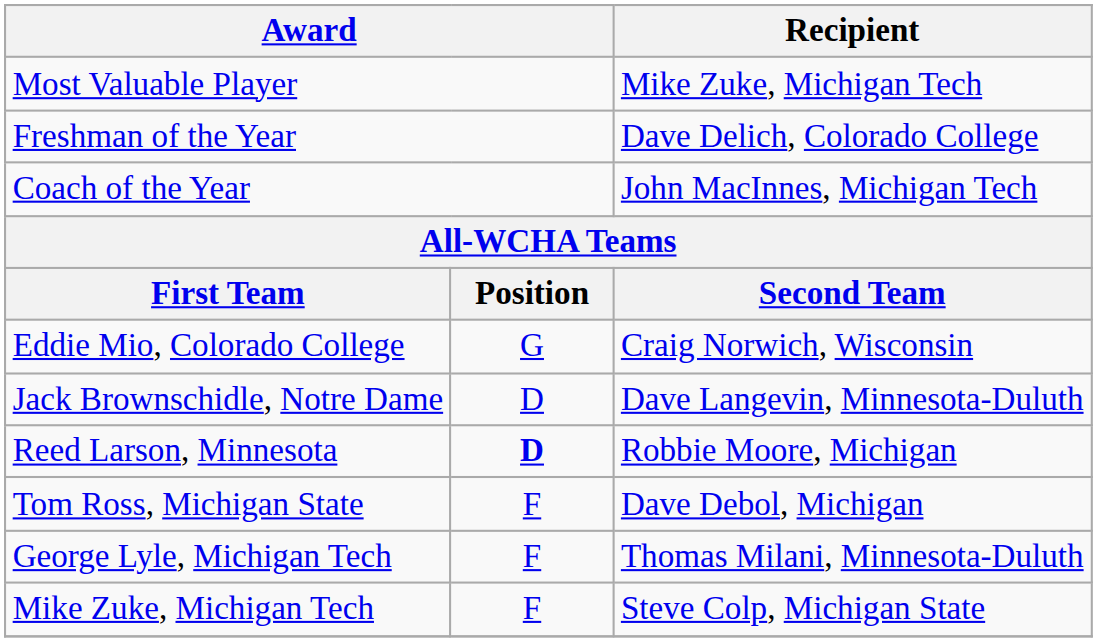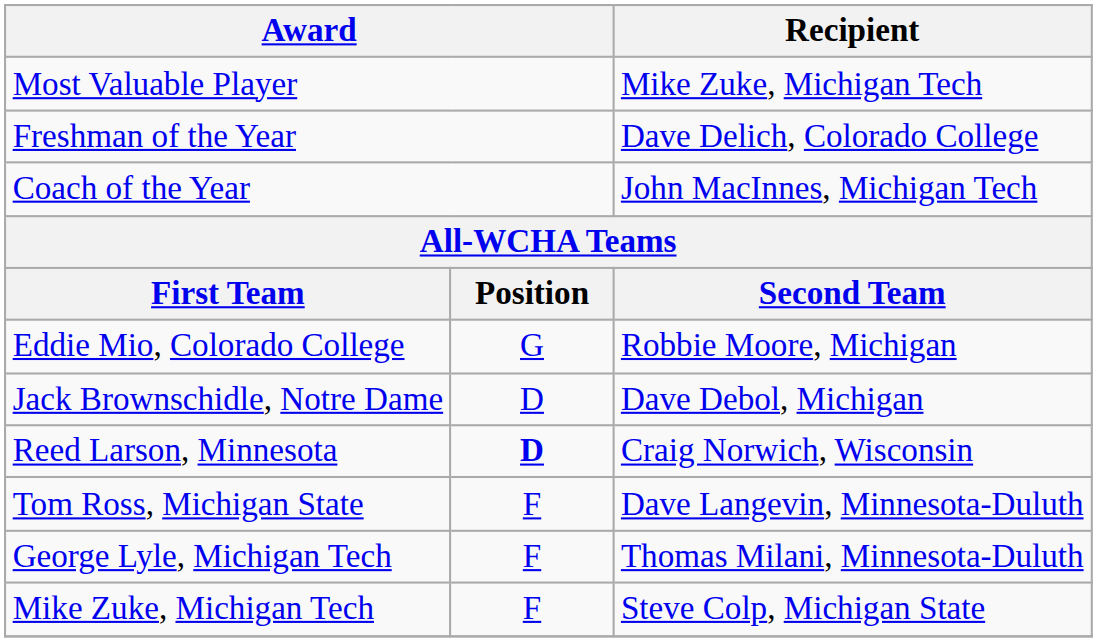(797, 345) Craig Norwich, Wisconsin -> (789, 345) Robbie Moore, Michigan
(852, 398) Dave Langevin, Minnesota-Duluth -> (772, 398) Dave Debol, Michigan
(789, 450) Robbie Moore, Michigan -> (797, 450) Craig Norwich, Wisconsin
(772, 503) Dave Debol, Michigan -> (852, 503) Dave Langevin, Minnesota-Duluth
